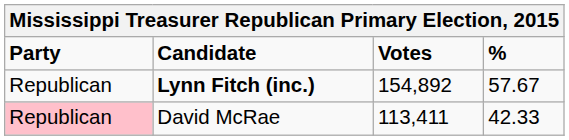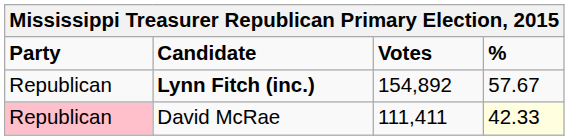(413, 118) 113,411 -> (413, 118) 111,411
(514, 118) no background -> (514, 118) lightyellow background
